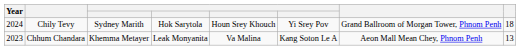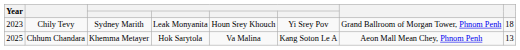(15, 24) 2024 -> (15, 24) 2023
(180, 24) Hok Sarytola -> (180, 24) Leak Monyanita
(15, 38) 2023 -> (15, 38) 2025
(180, 38) Leak Monyanita -> (180, 38) Hok Sarytola
